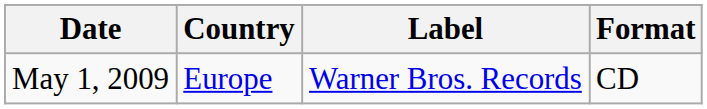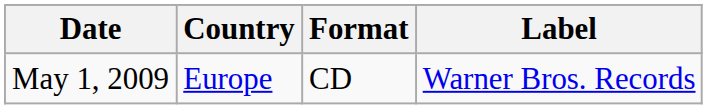columns swapped: (646, 28) <-> (445, 28)
